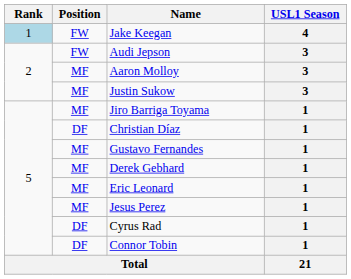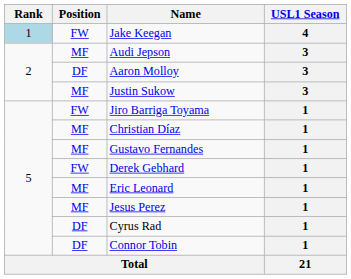(80, 52) FW -> (80, 52) MF
(80, 71) MF -> (80, 71) DF
(80, 110) MF -> (80, 110) FW
(80, 129) DF -> (80, 129) MF
(80, 168) MF -> (80, 168) FW
